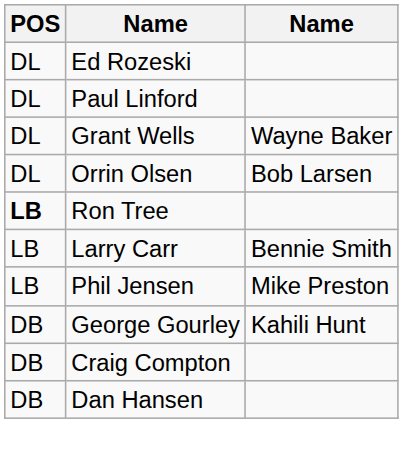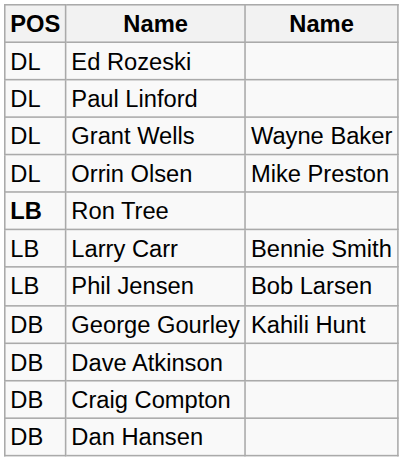(312, 174) Bob Larsen -> (320, 174) Mike Preston
(320, 286) Mike Preston -> (312, 286) Bob Larsen
+ row: (147, 362)
